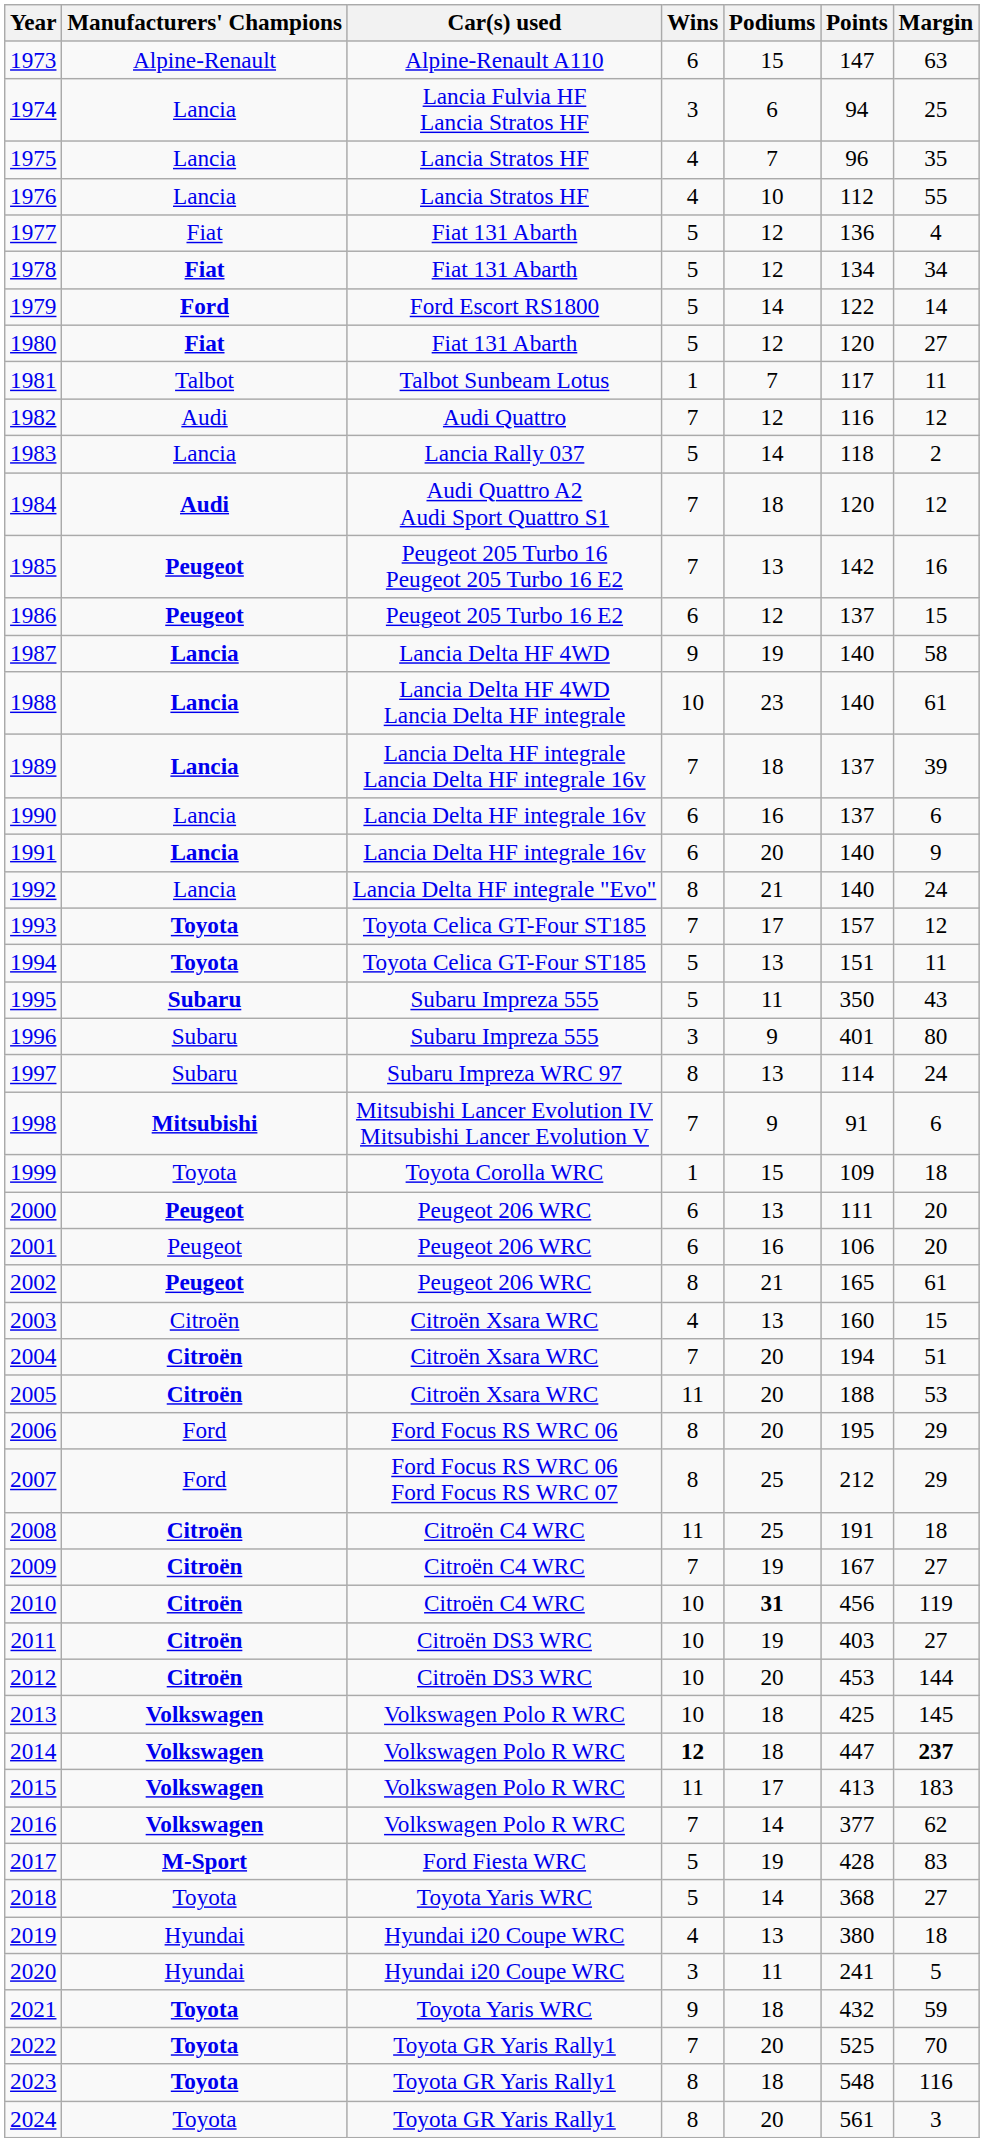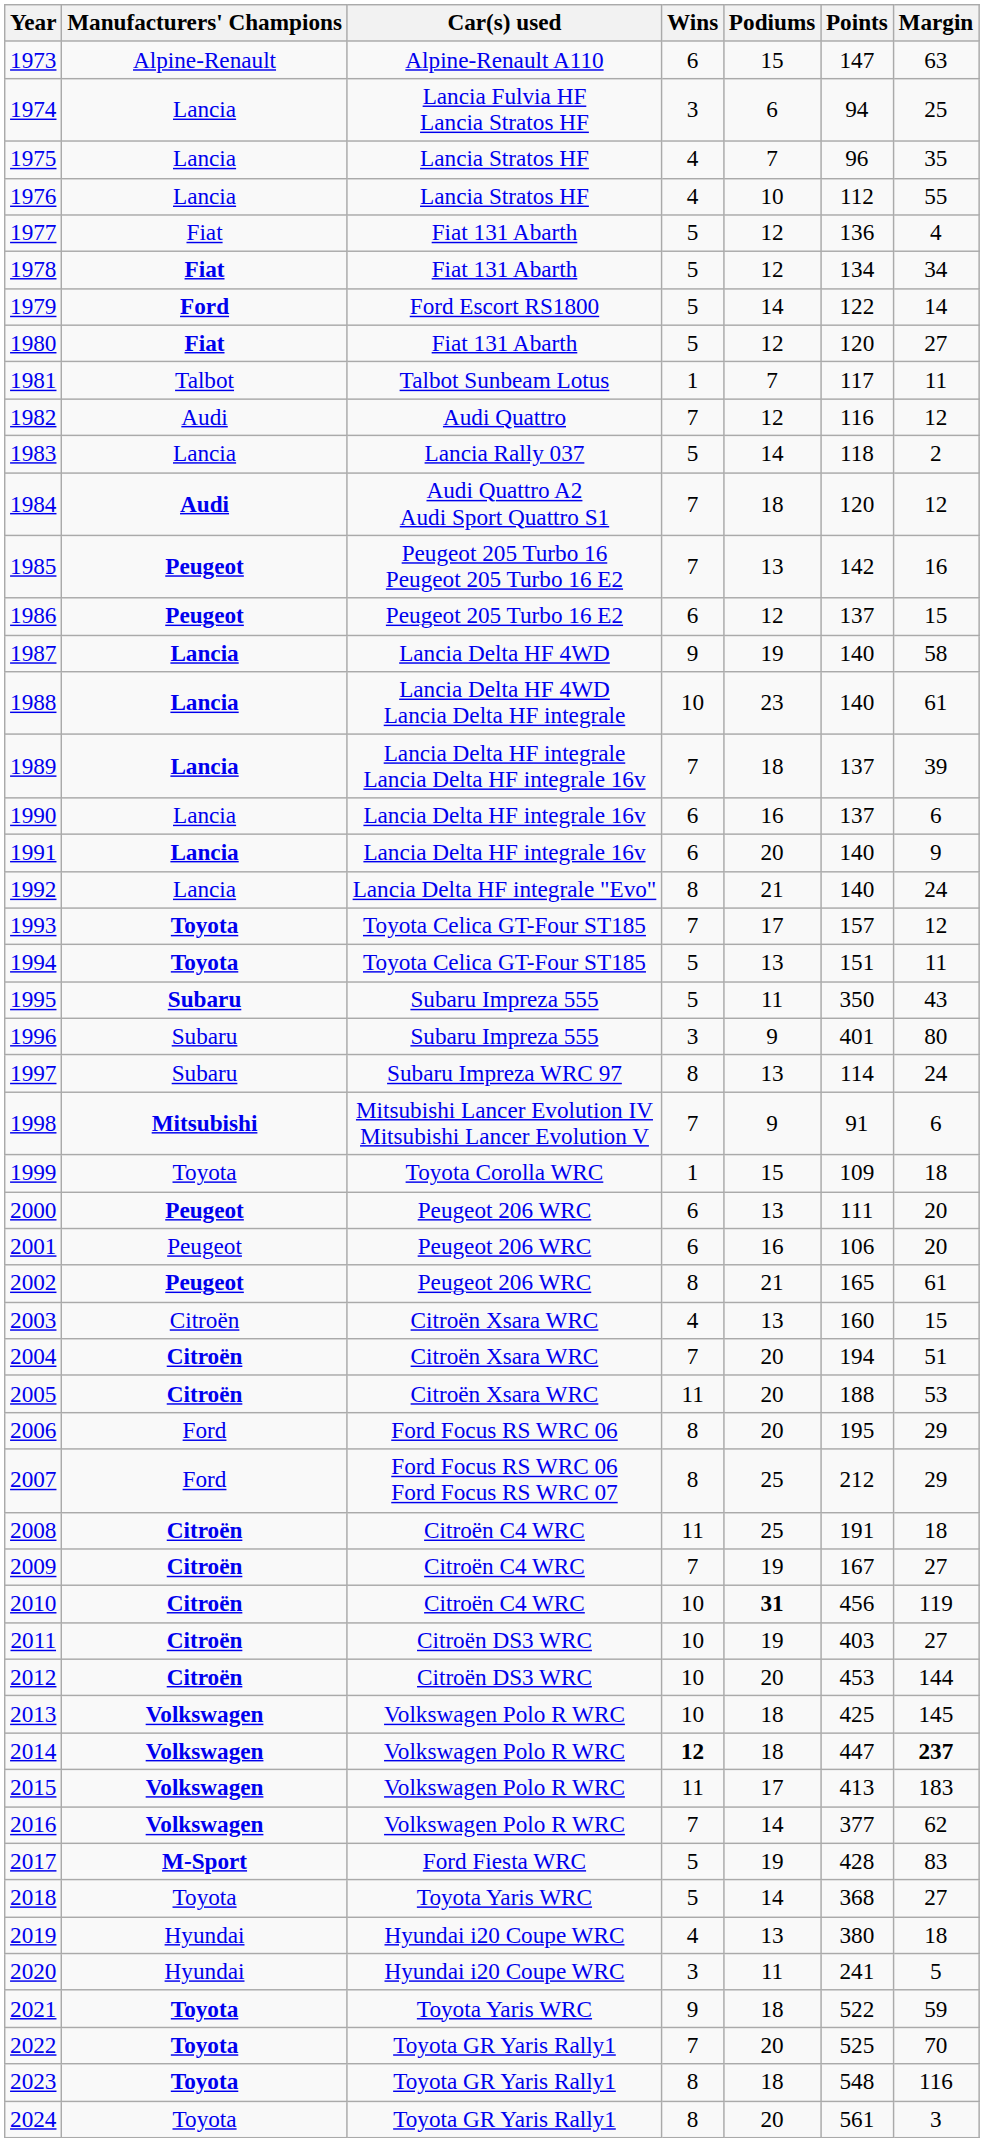(857, 2008) 432 -> (857, 2008) 522
